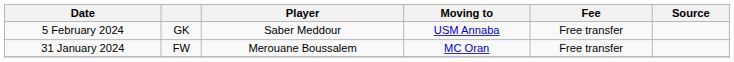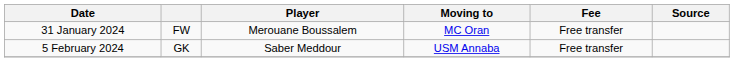rows swapped: (83, 48) <-> (83, 30)
